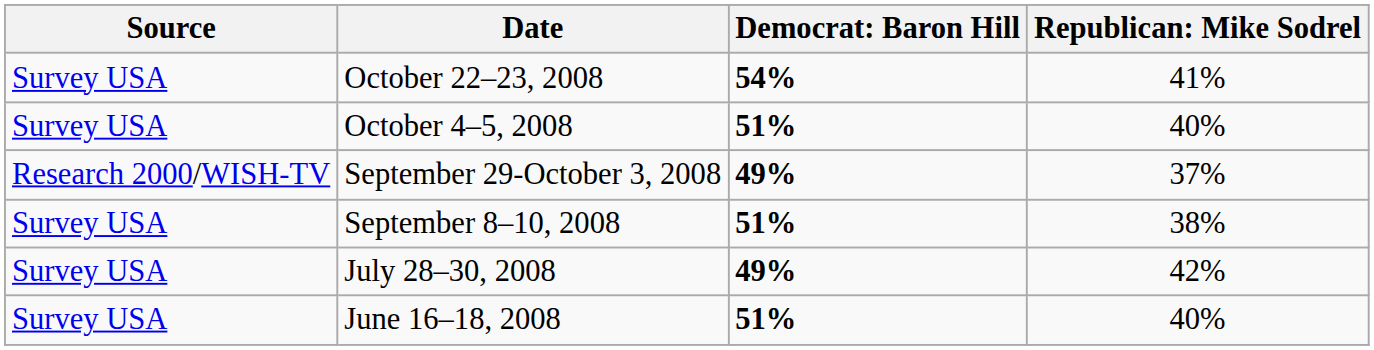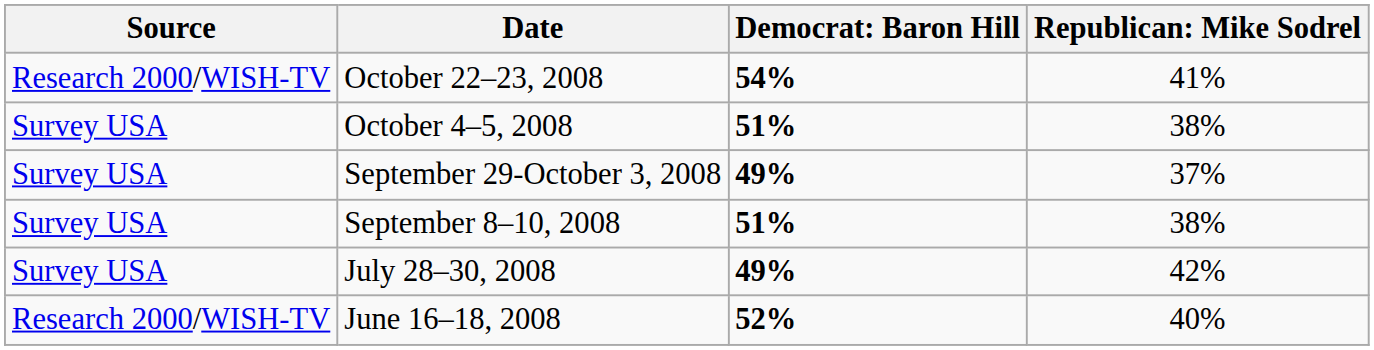(90, 77) Survey USA -> (171, 77) Research 2000/WISH-TV
(1198, 125) 40% -> (1198, 125) 38%
(171, 174) Research 2000/WISH-TV -> (90, 174) Survey USA
(90, 319) Survey USA -> (171, 319) Research 2000/WISH-TV
(766, 319) 51% -> (766, 319) 52%
